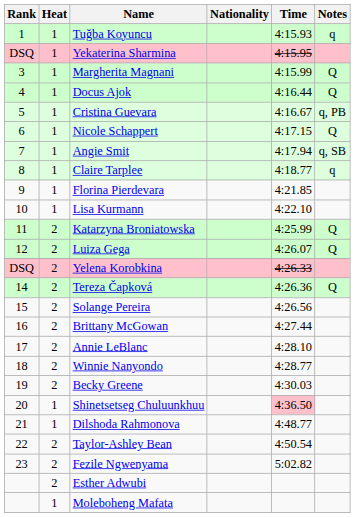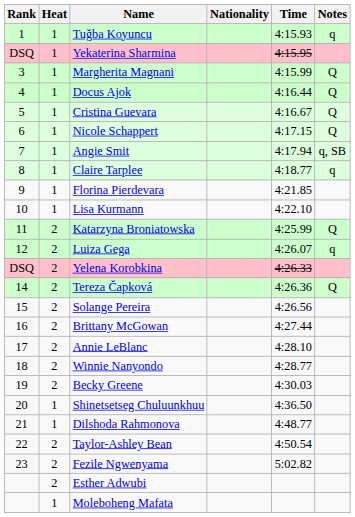(332, 111) q, PB -> (332, 111) Q
(332, 248) Q -> (332, 248) q
(293, 405) pink background -> (293, 405) no background
